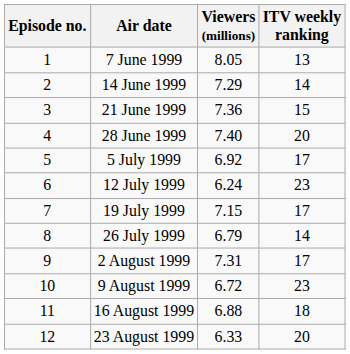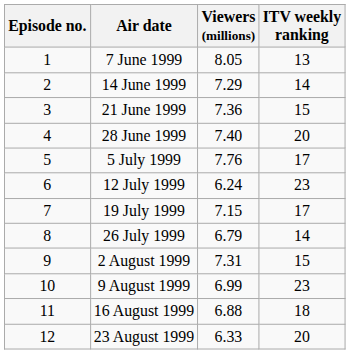(228, 160) 6.92 -> (228, 160) 7.76
(302, 260) 17 -> (302, 260) 15
(228, 286) 6.72 -> (228, 286) 6.99
